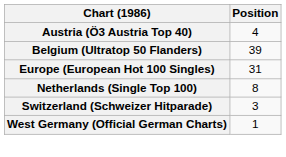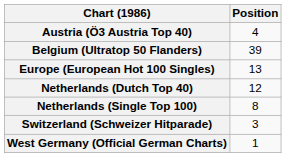(255, 69) 31 -> (255, 69) 13
+ row: (117, 87)
